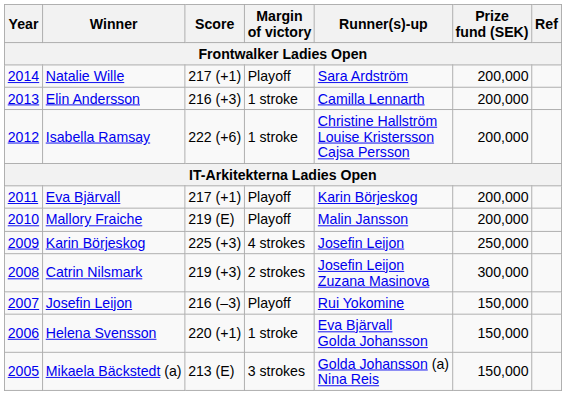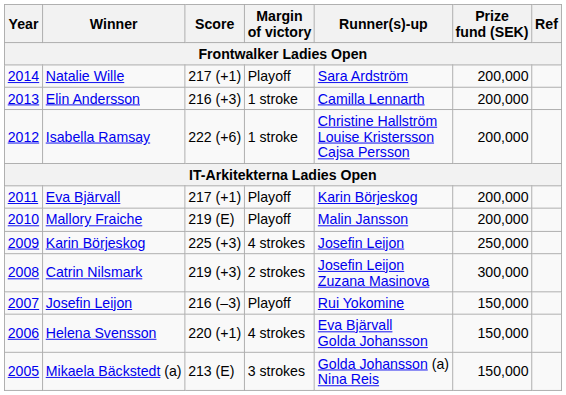(273, 333) 1 stroke -> (276, 333) 4 strokes
